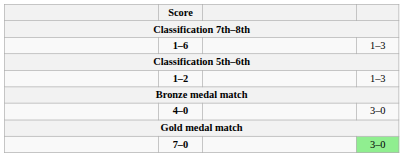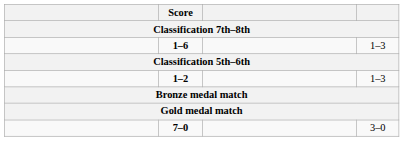- row: (180, 111)
(378, 144) lightgreen background -> (378, 128) no background
